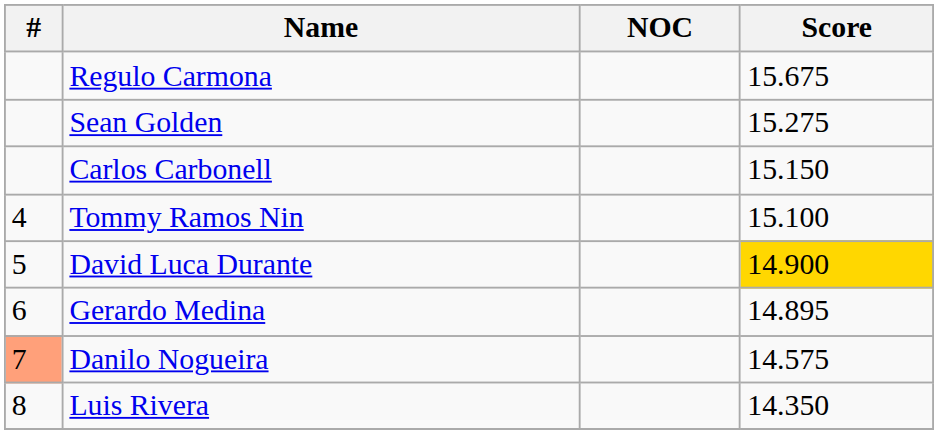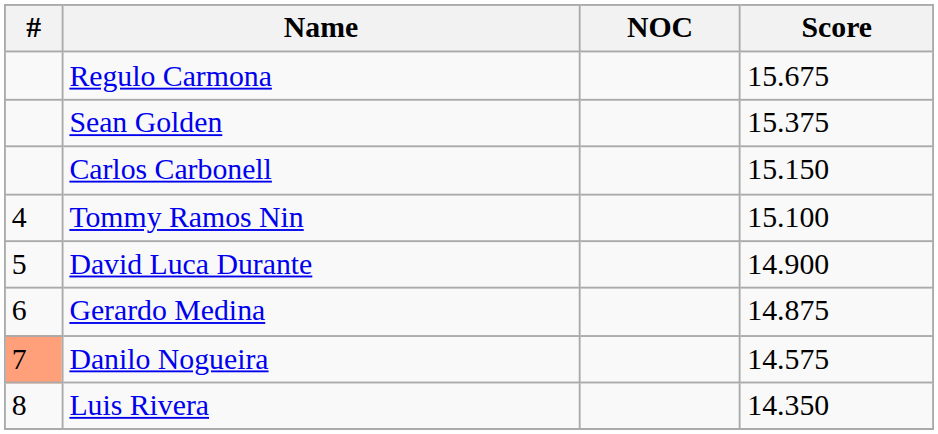(788, 122) 15.275 -> (788, 122) 15.375
(788, 264) gold background -> (788, 264) no background
(788, 311) 14.895 -> (788, 311) 14.875
